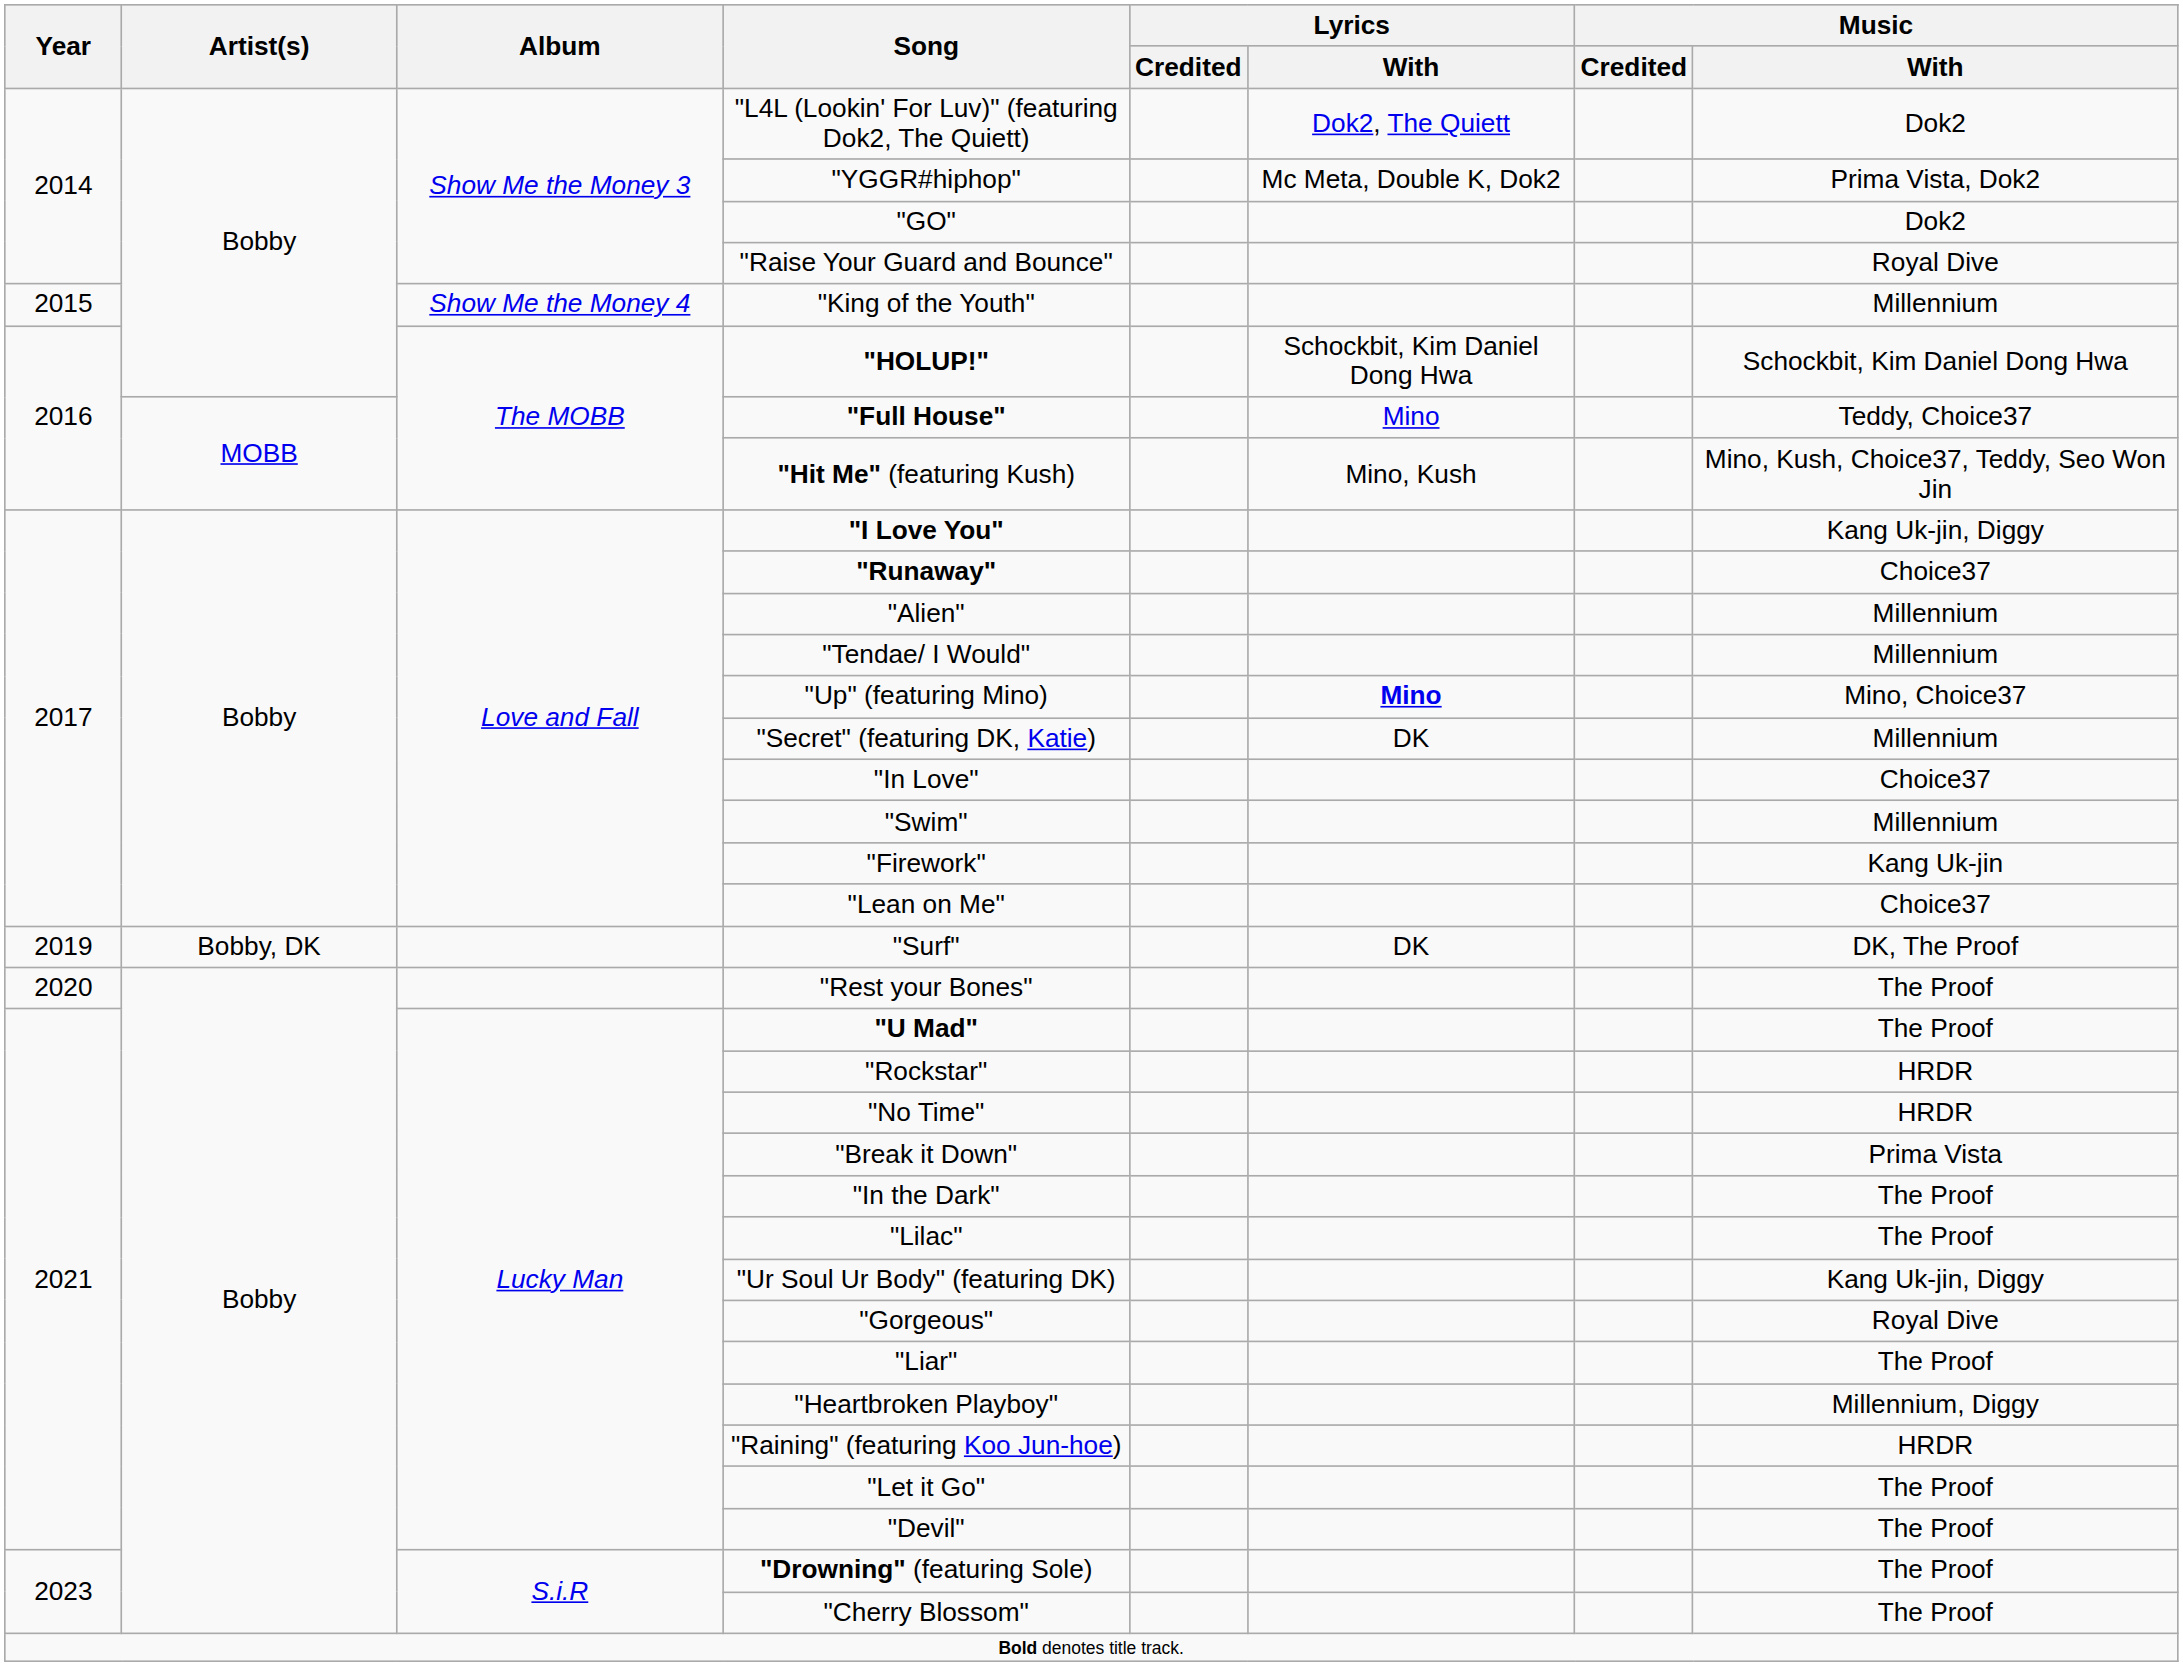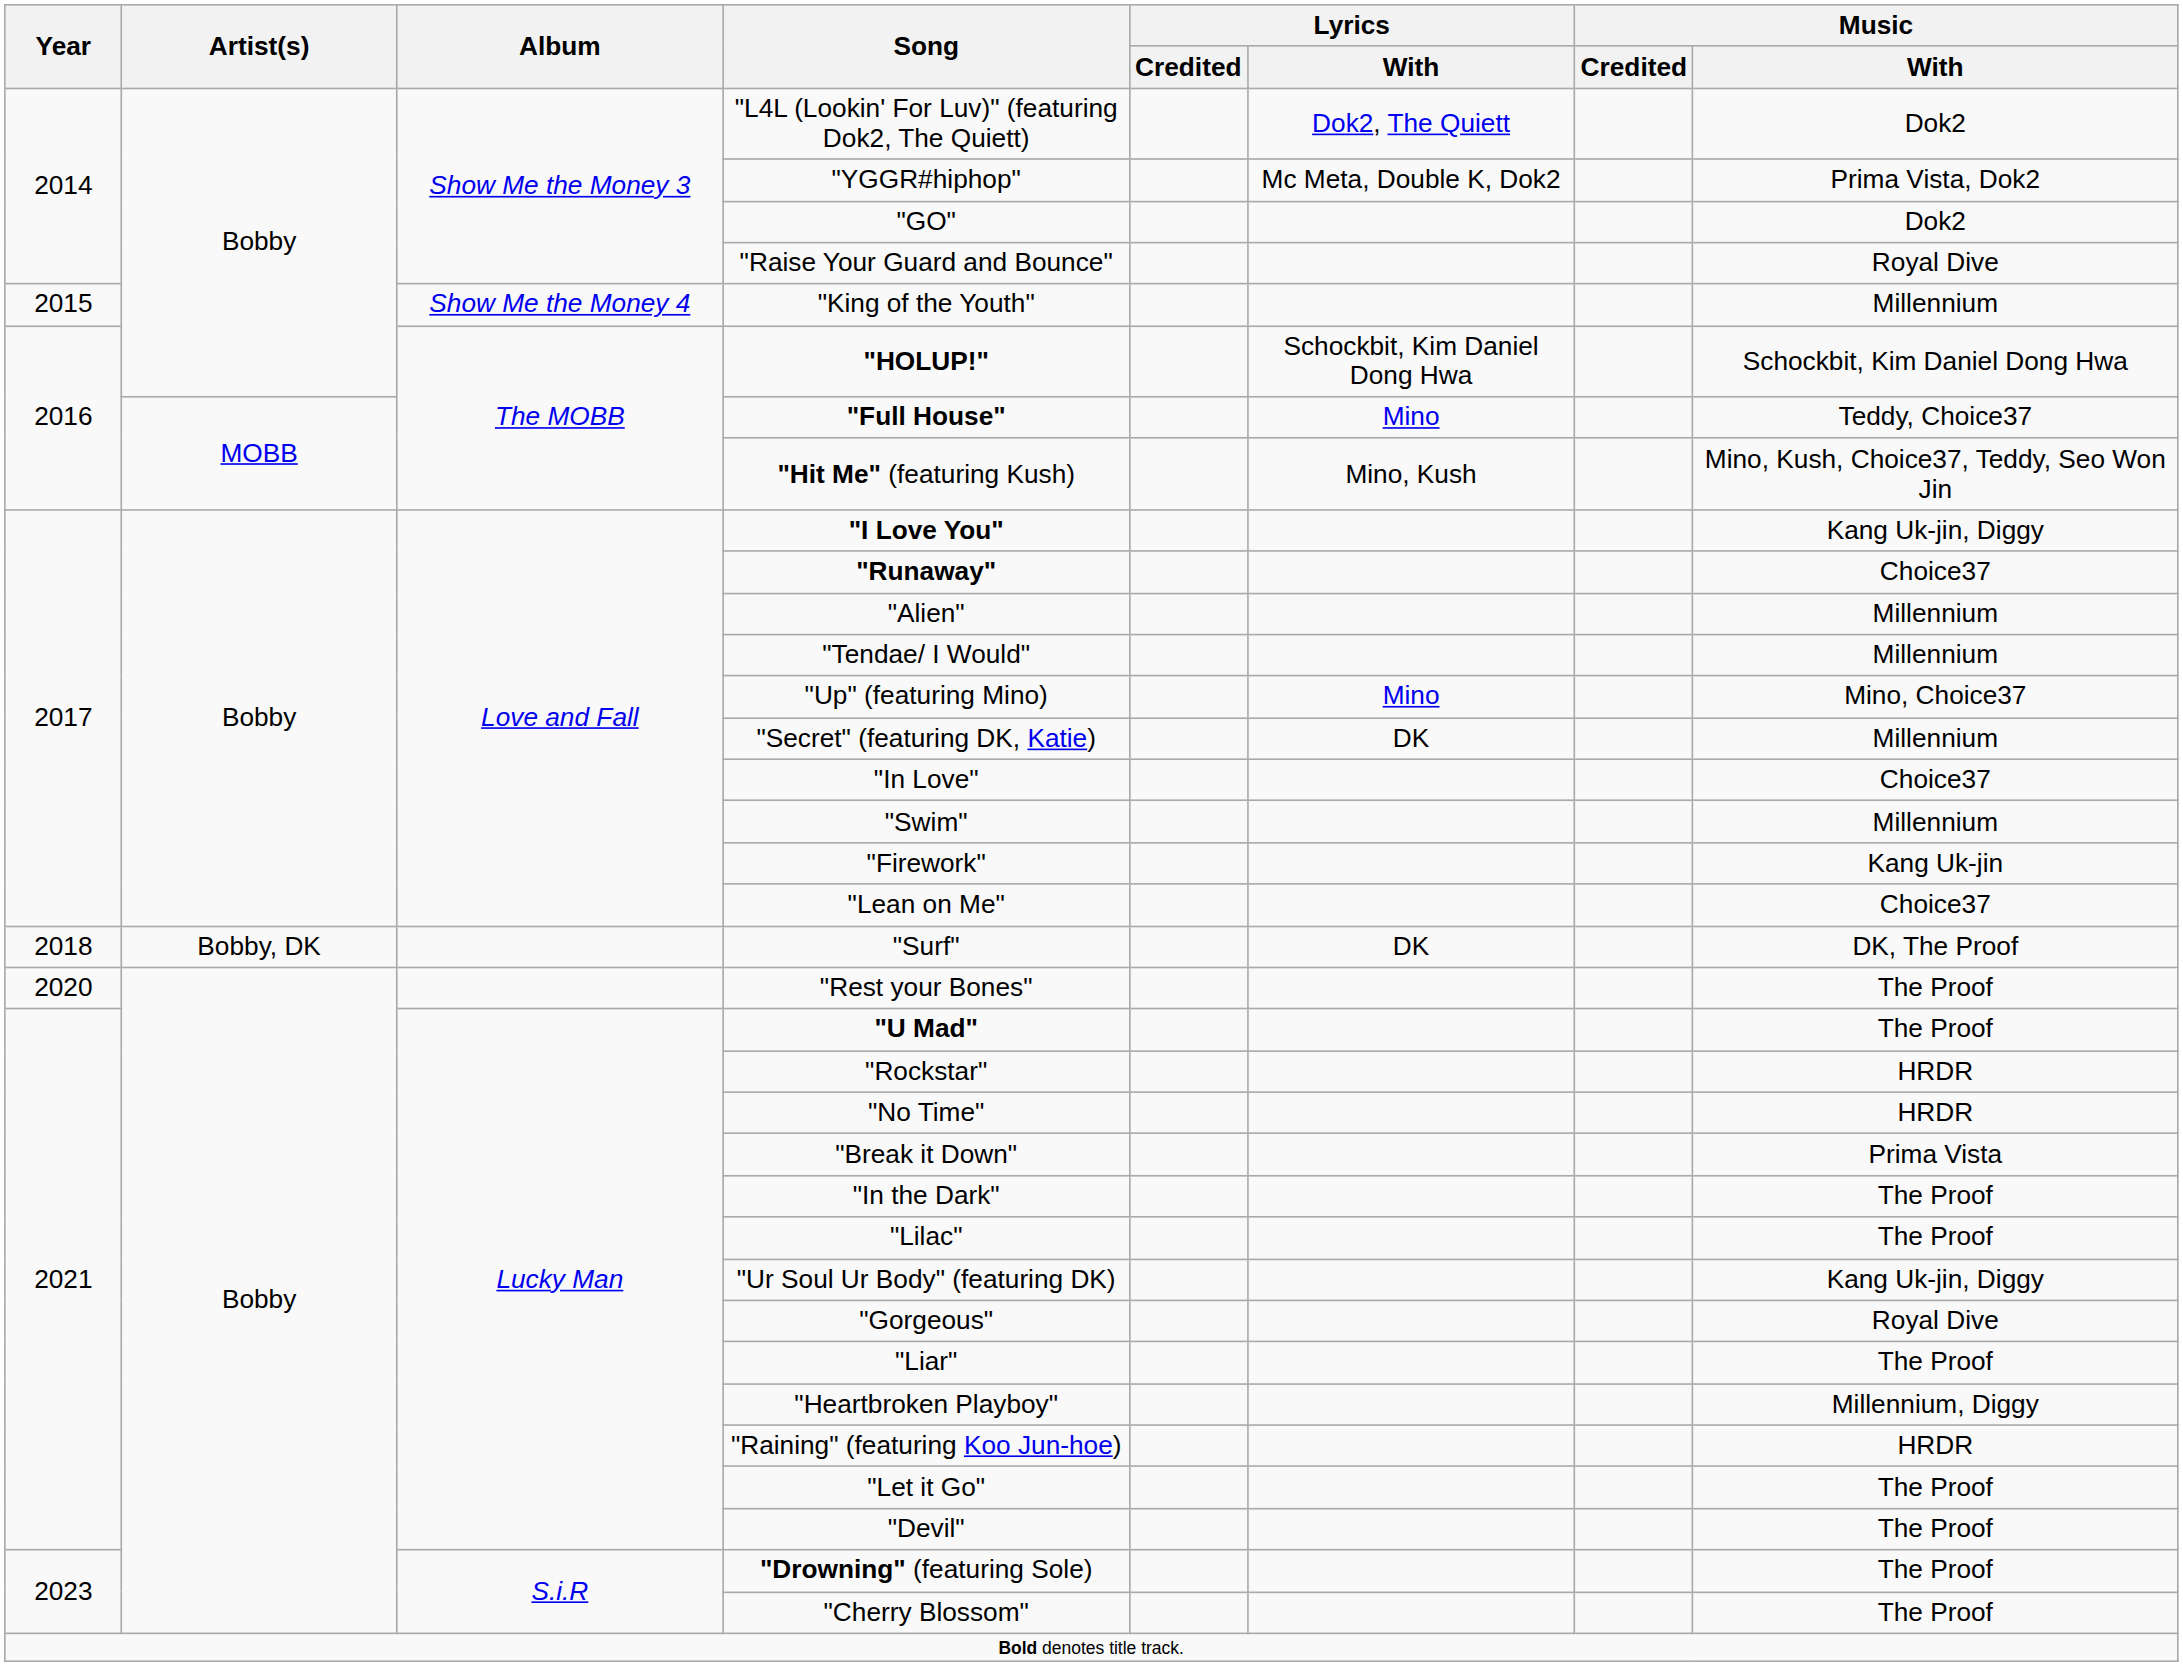(1411, 696) bold -> (1411, 696) normal
(63, 946) 2019 -> (63, 946) 2018
